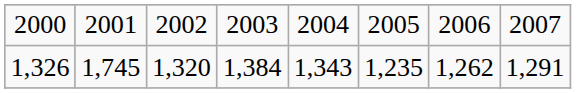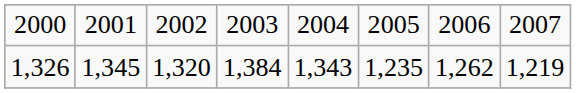(111, 66) 1,745 -> (111, 66) 1,345
(535, 66) 1,291 -> (535, 66) 1,219
